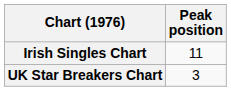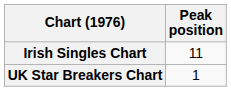(196, 75) 3 -> (196, 75) 1
